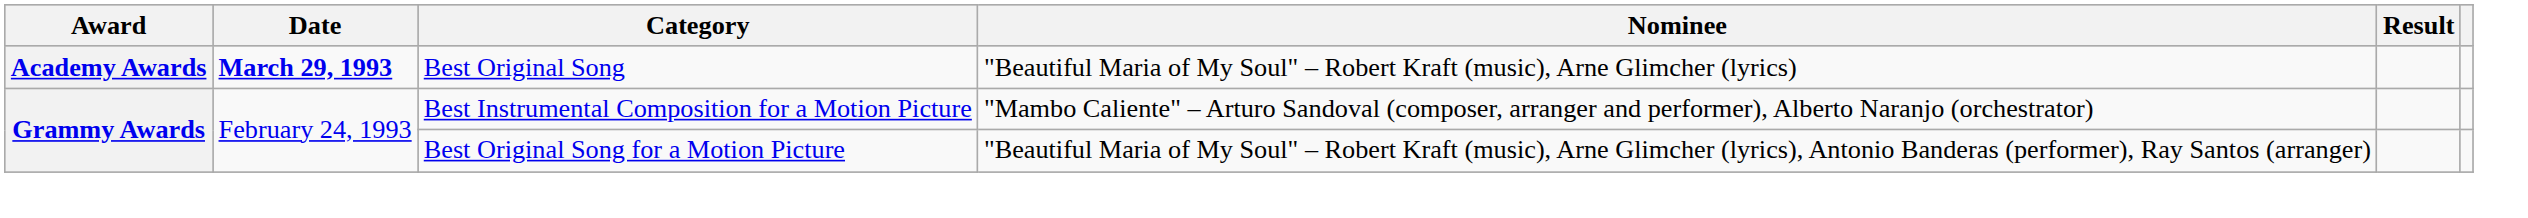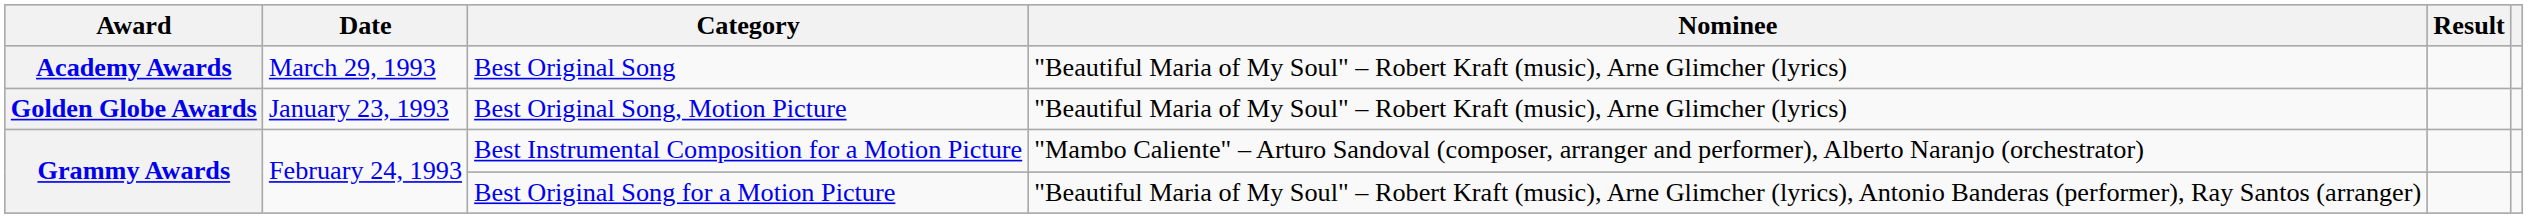(305, 66) bold -> (352, 66) normal
+ row: (660, 108)
